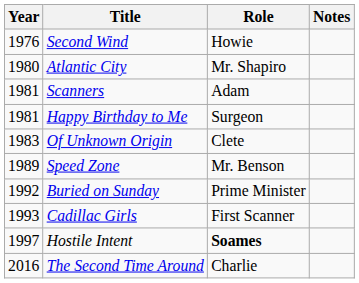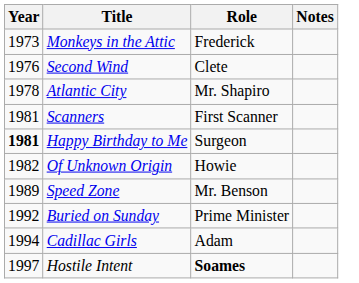+ row: (111, 41)
(232, 41) Howie -> (211, 66) Clete
(24, 66) 1980 -> (24, 91) 1978
(230, 91) Adam -> (236, 116) First Scanner
(24, 116) normal -> (24, 141) bold
(24, 141) 1983 -> (24, 166) 1982
(228, 141) Clete -> (215, 166) Howie
(24, 215) 1993 -> (24, 240) 1994
(253, 215) First Scanner -> (214, 240) Adam
- row: (125, 265)
